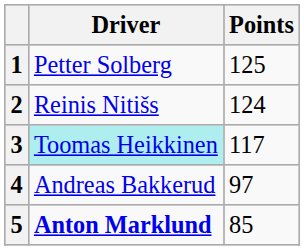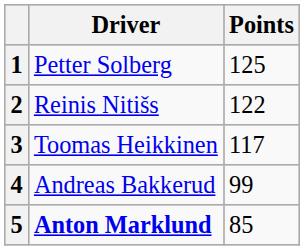(247, 104) 124 -> (247, 104) 122
(126, 145) paleturquoise background -> (126, 145) no background
(241, 185) 97 -> (241, 185) 99
